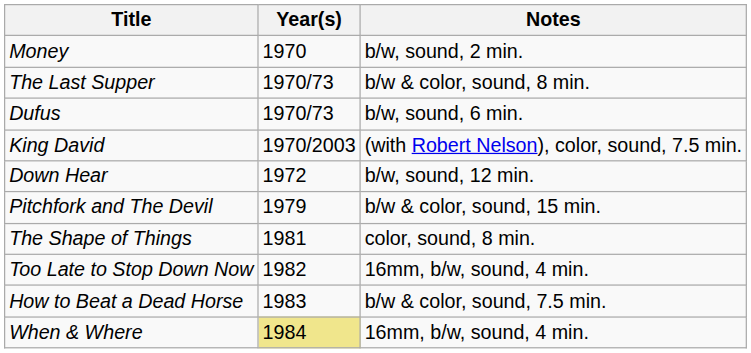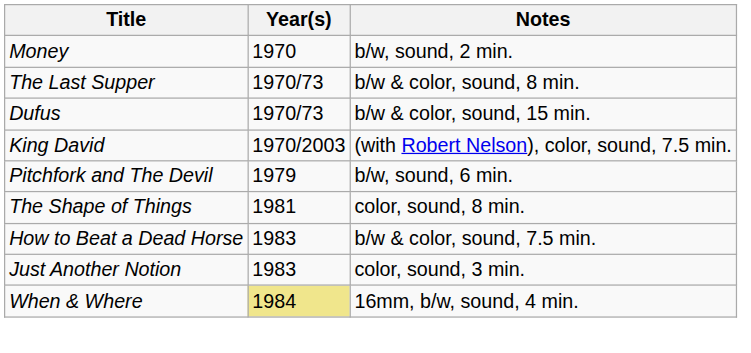(444, 113) b/w, sound, 6 min. -> (473, 113) b/w & color, sound, 15 min.
- row: (58, 176)
(483, 207) b/w & color, sound, 15 min. -> (434, 176) b/w, sound, 6 min.
- row: (131, 269)
+ row: (95, 269)
